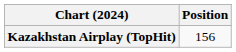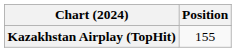(205, 36) 156 -> (205, 36) 155
